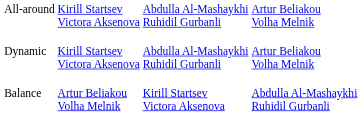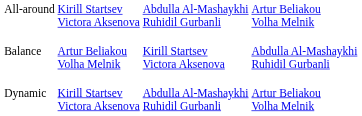rows swapped: (23, 93) <-> (25, 51)
